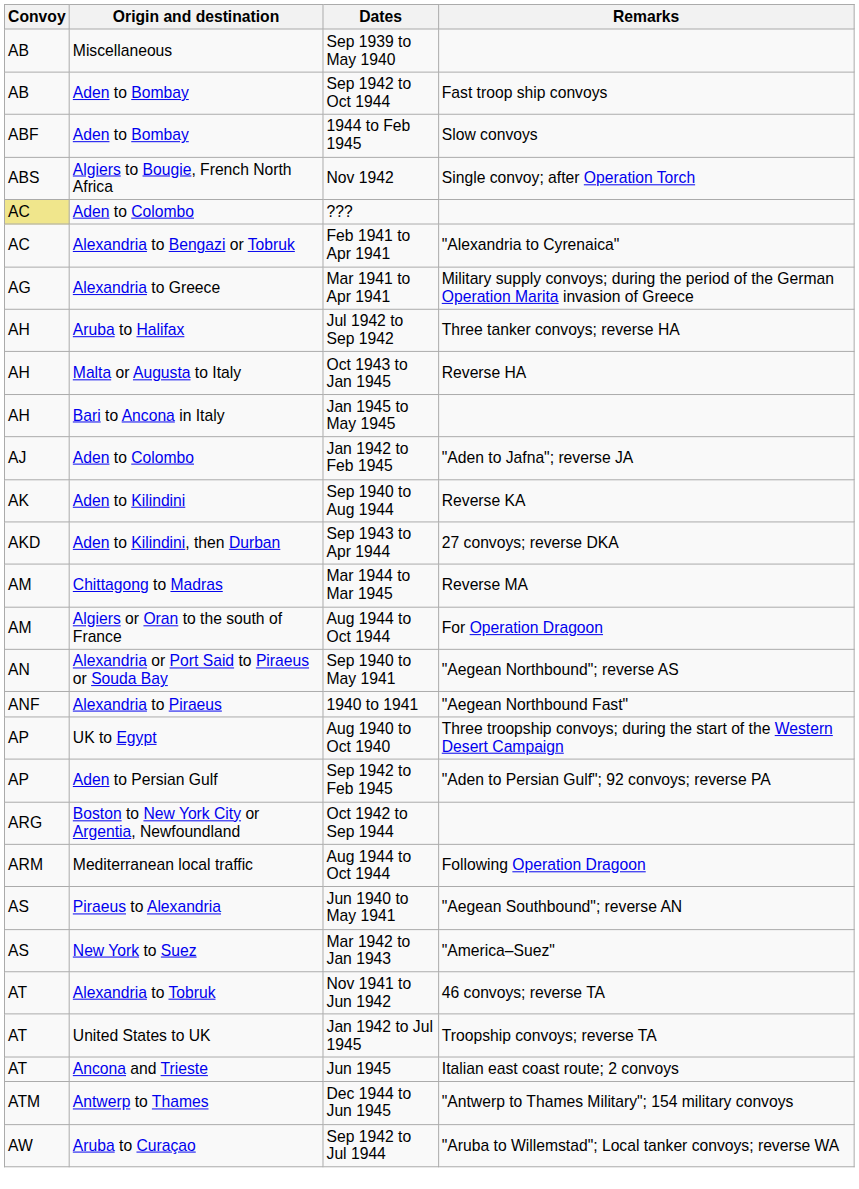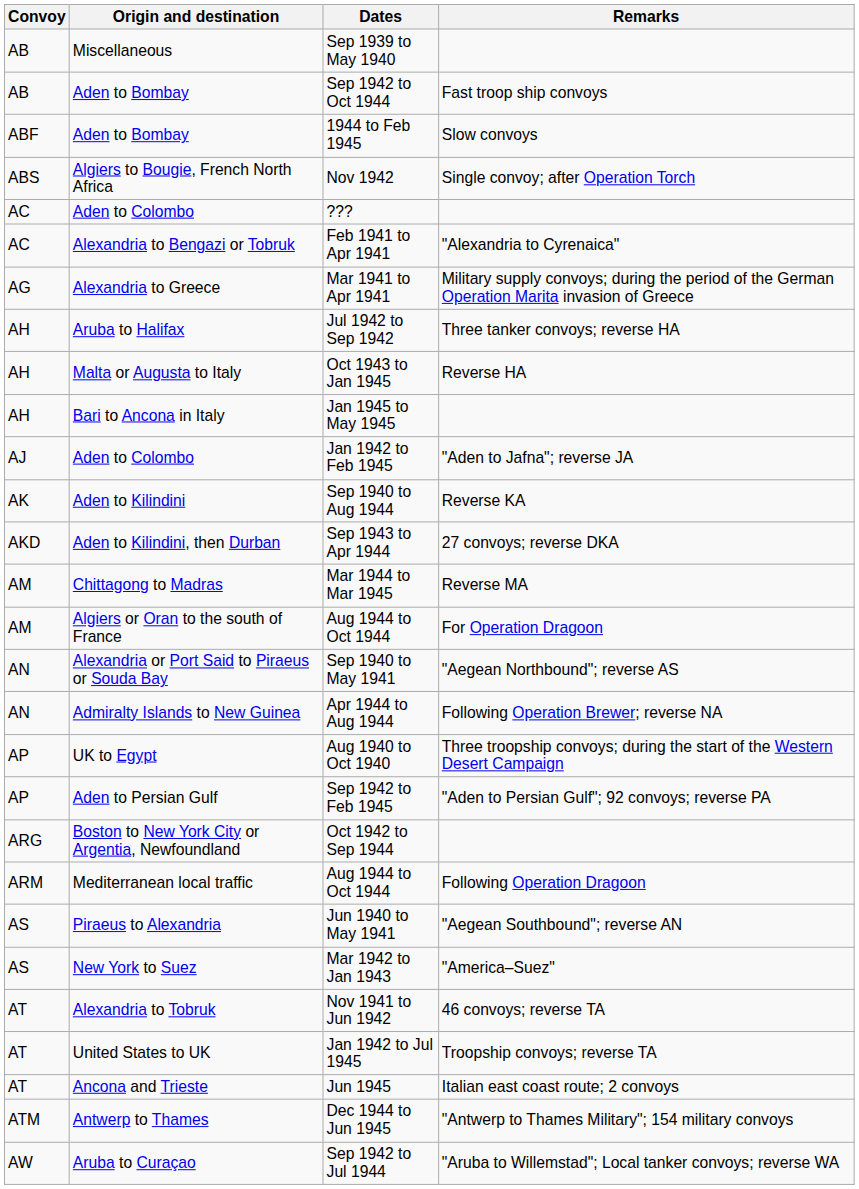(19, 211) khaki background -> (19, 211) no background
+ row: (187, 713)
- row: (147, 704)
